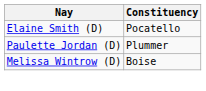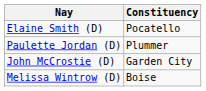+ row: (61, 61)
